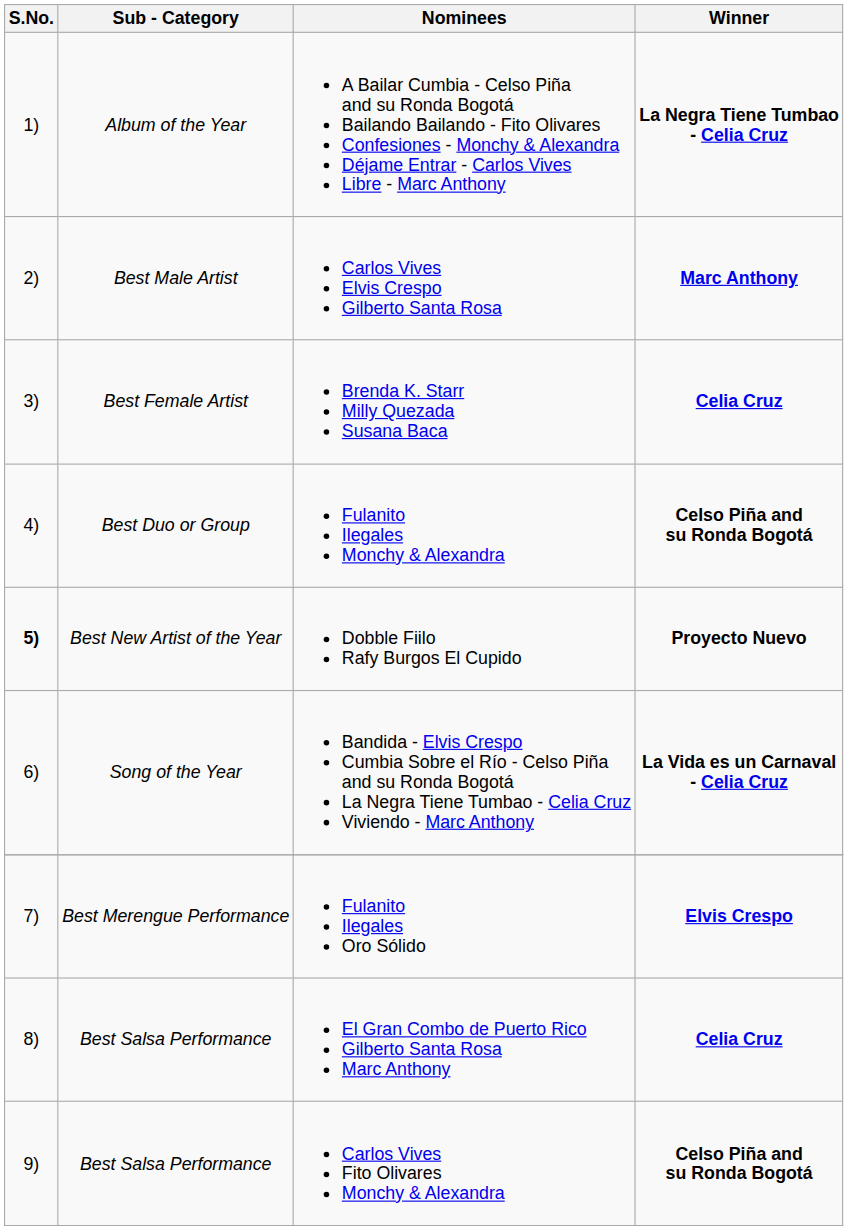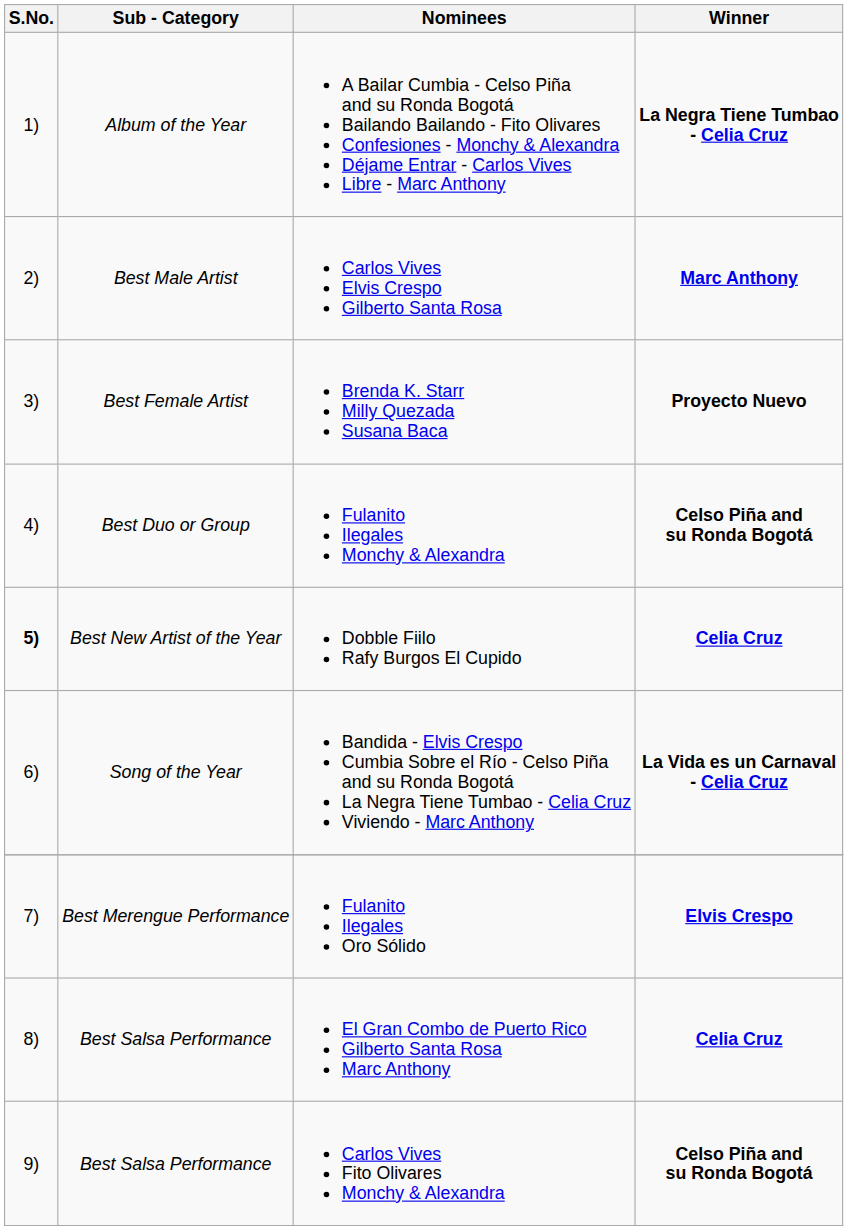(739, 401) Celia Cruz -> (739, 401) Proyecto Nuevo
(739, 638) Proyecto Nuevo -> (739, 638) Celia Cruz
